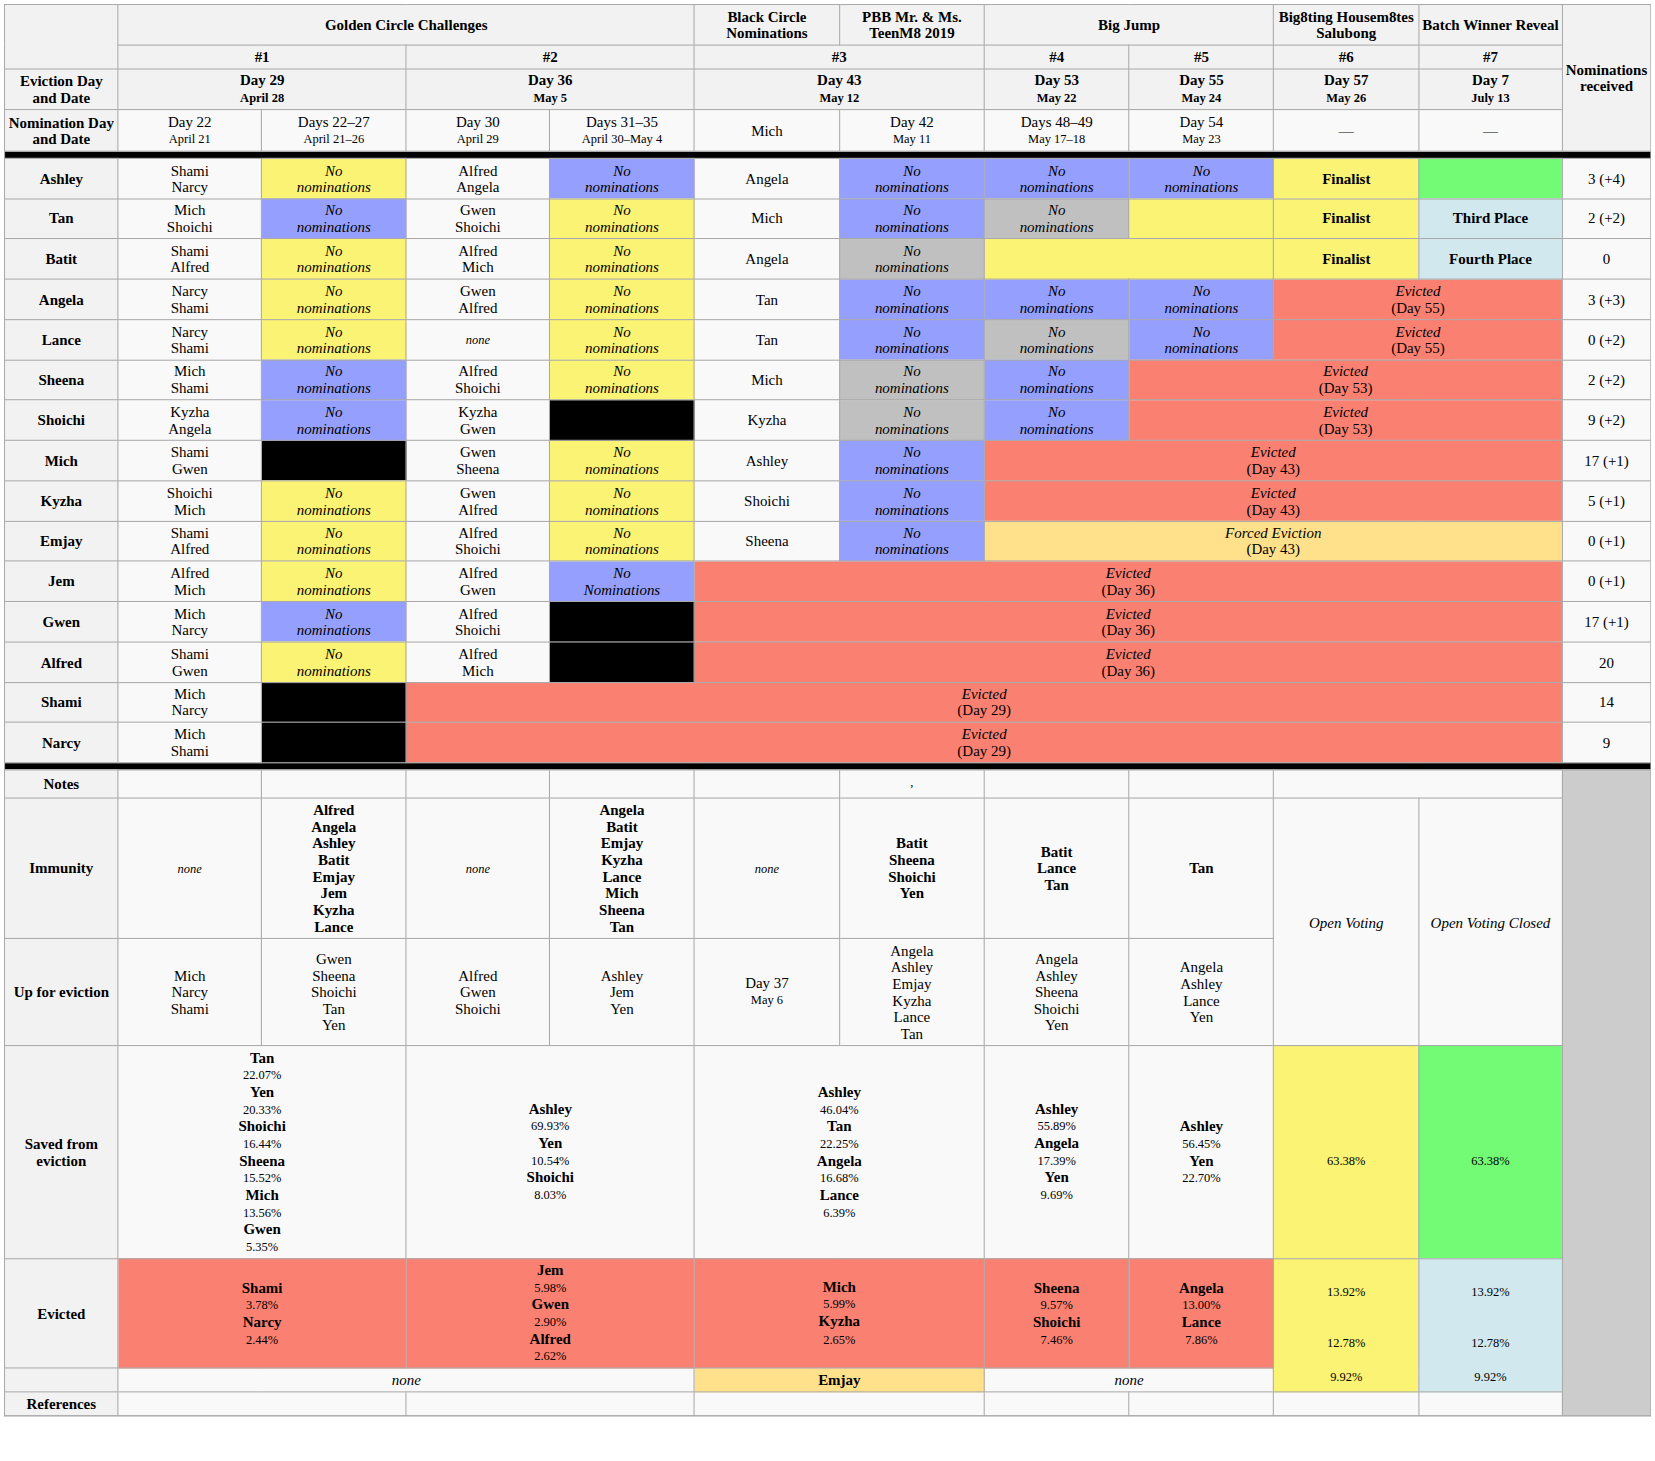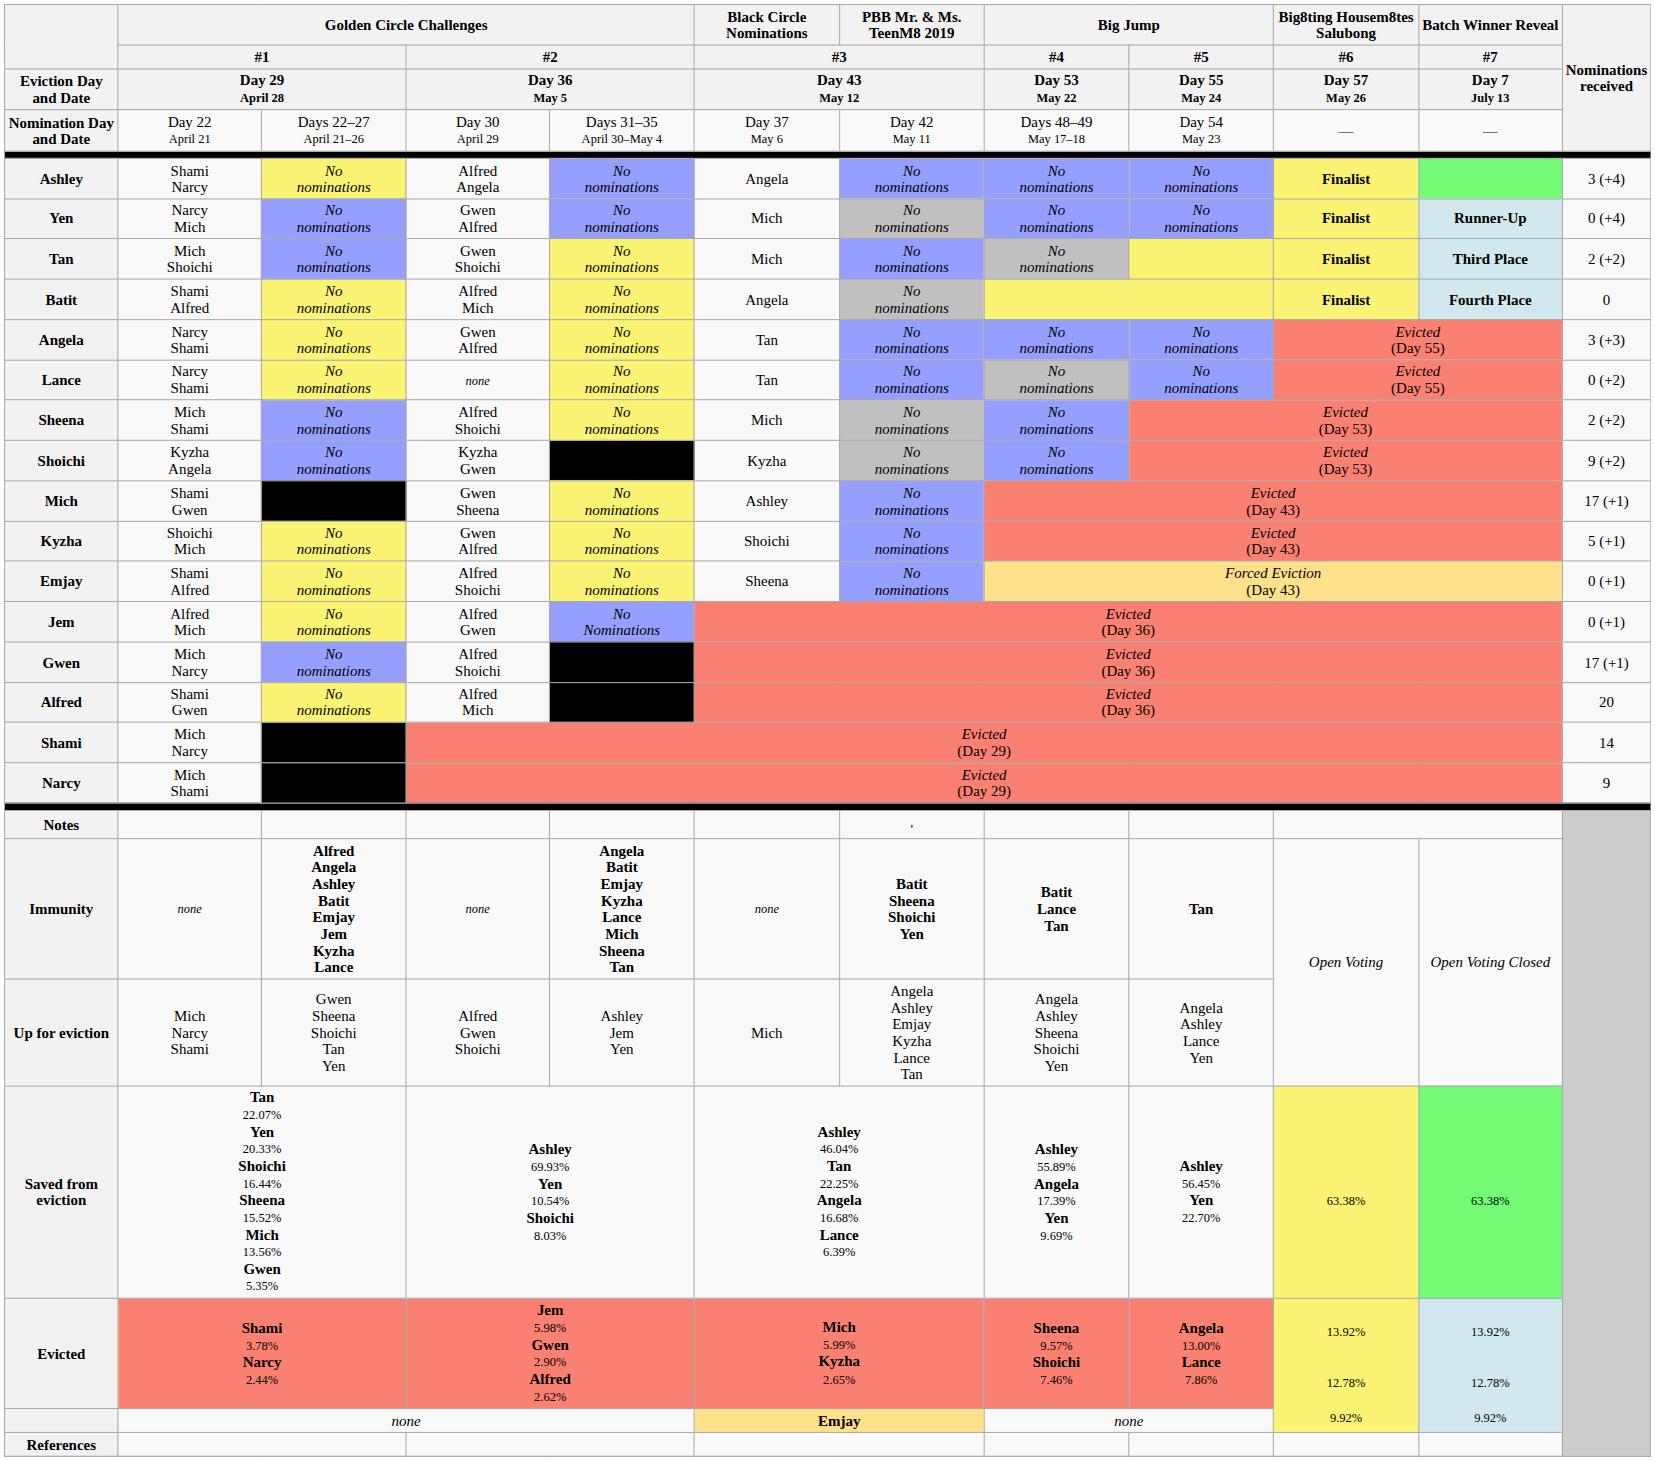(767, 131) Mich -> (767, 130) Day 37 May 6
+ row: (61, 219)
(767, 992) Day 37 May 6 -> (767, 1033) Mich
